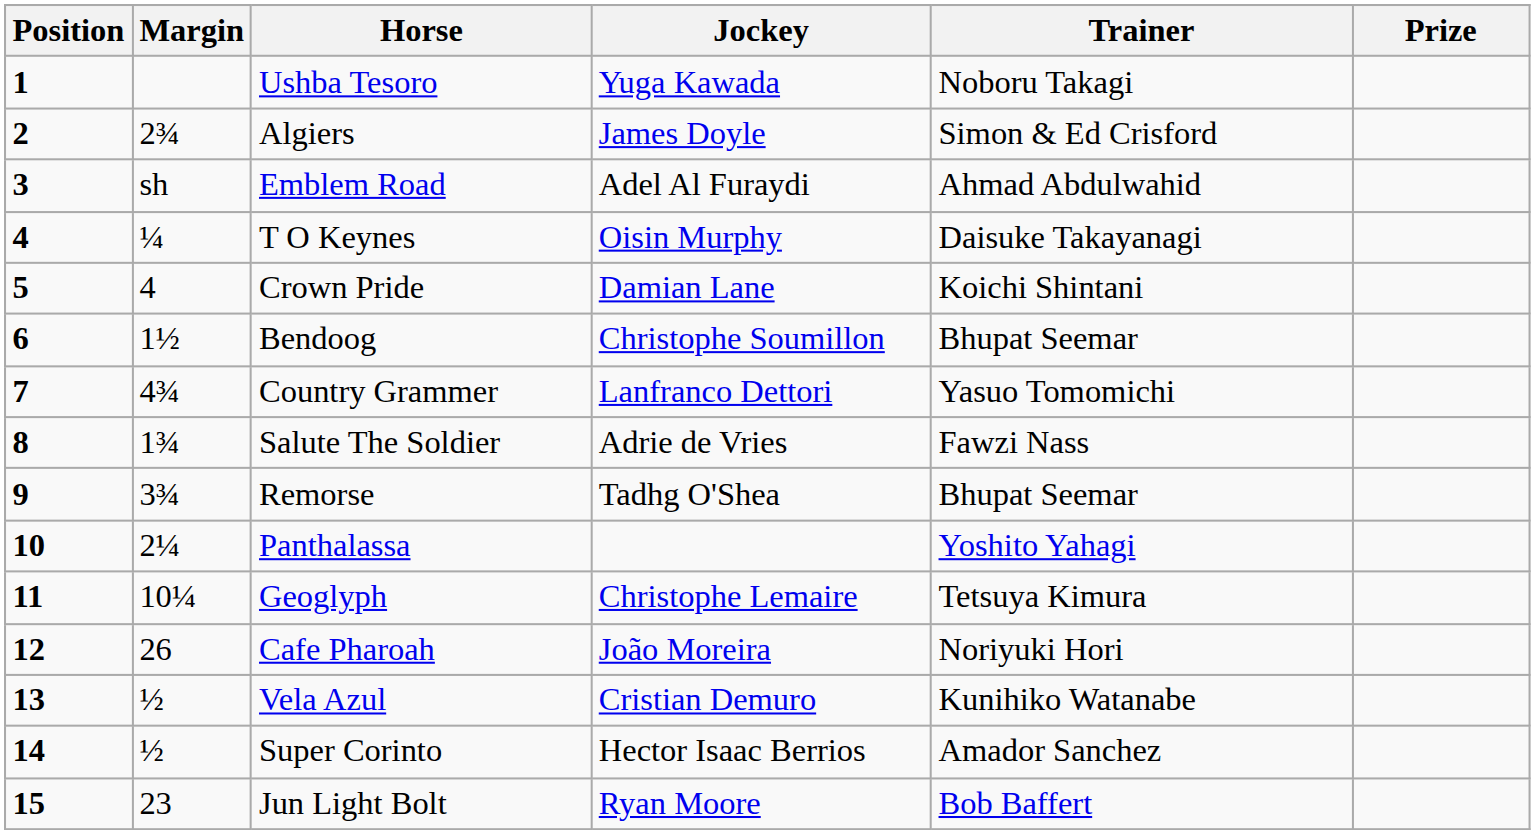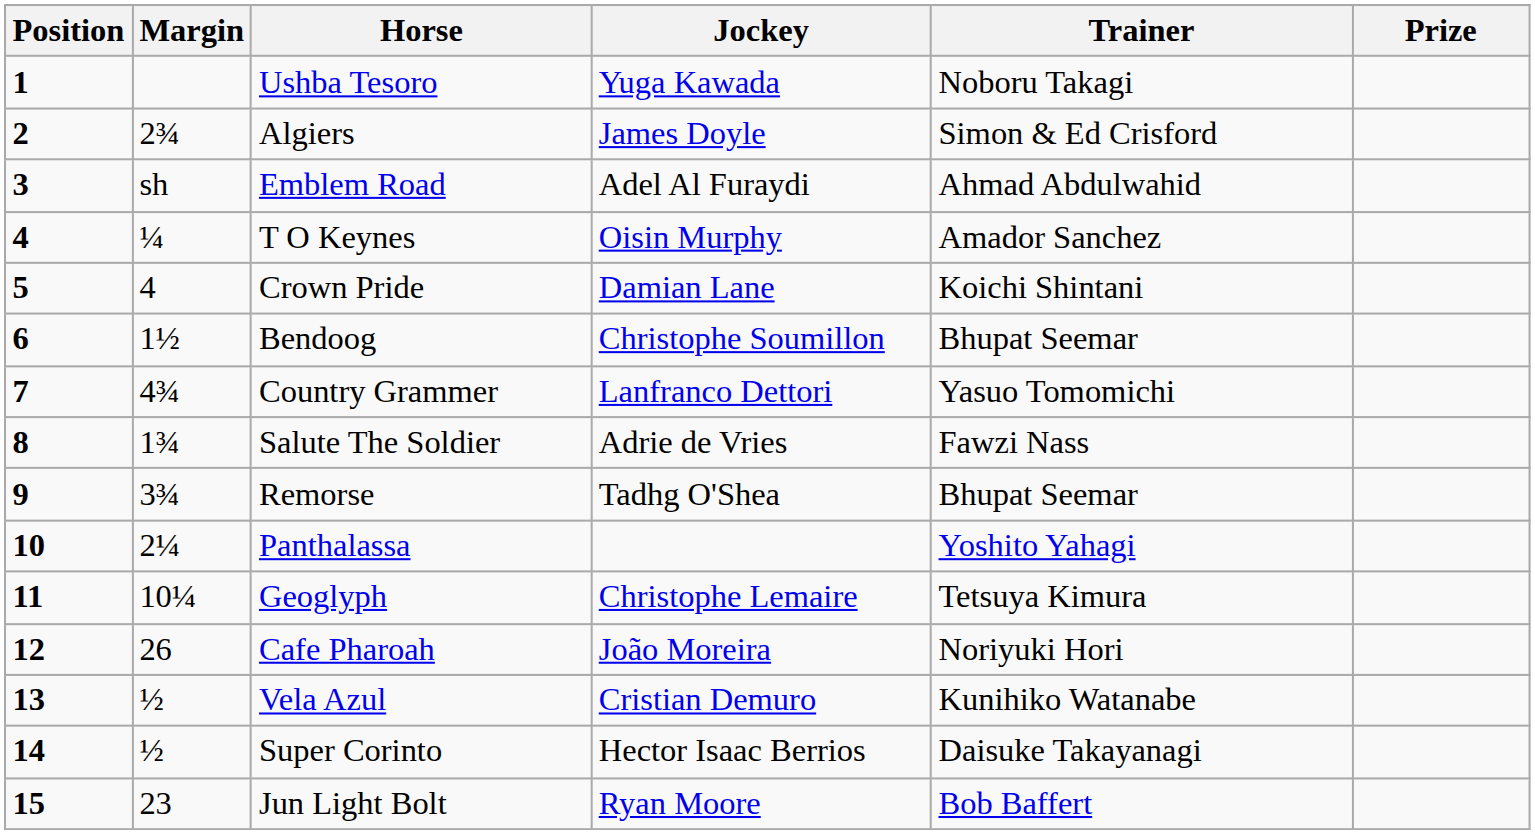(1070, 236) Daisuke Takayanagi -> (1050, 236) Amador Sanchez
(1050, 751) Amador Sanchez -> (1070, 751) Daisuke Takayanagi
